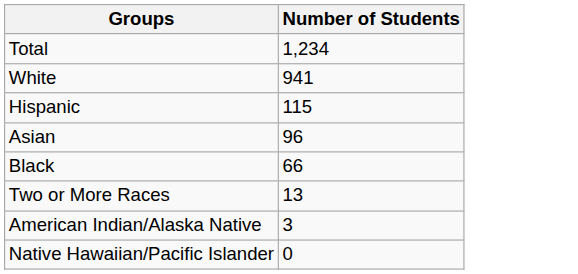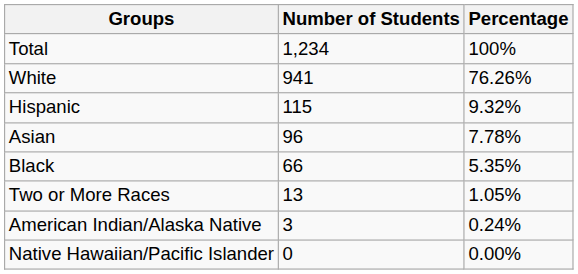+ column: (518, 19)
